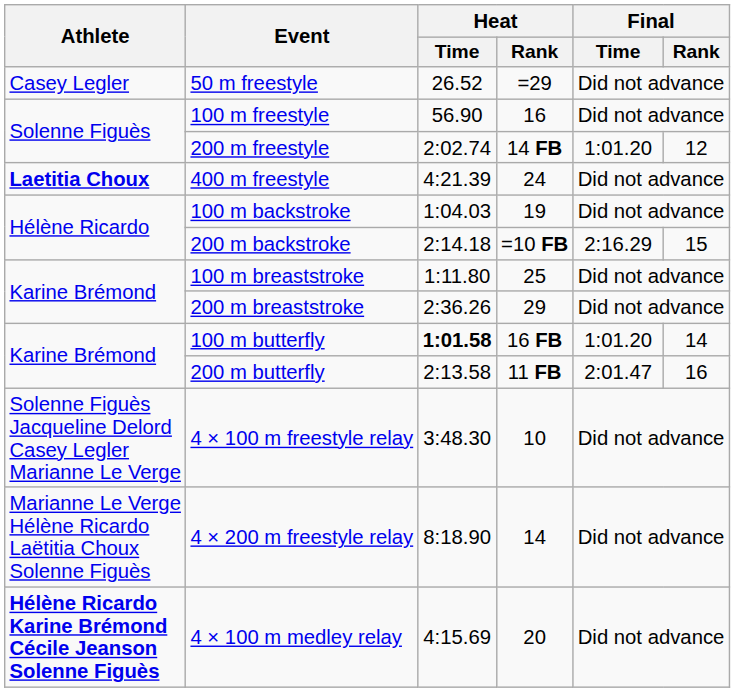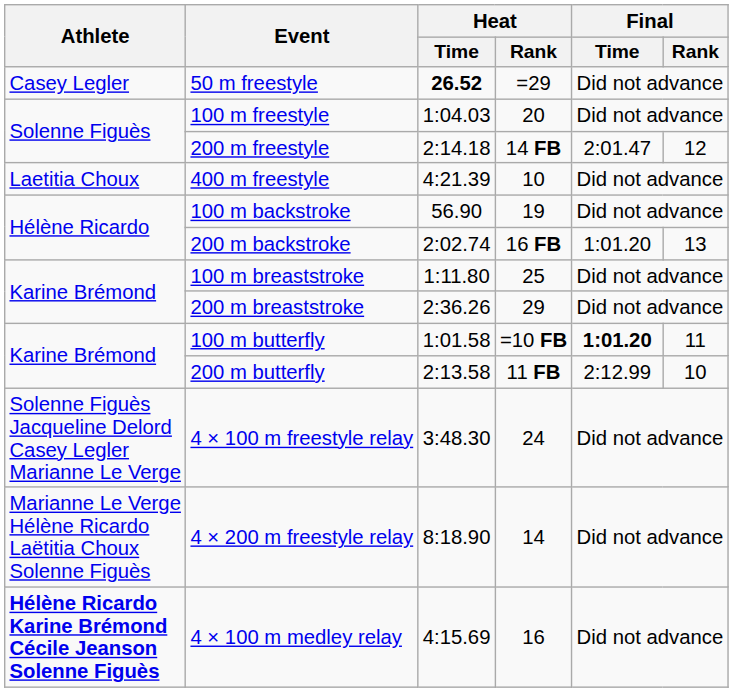(457, 83) normal -> (457, 83) bold
(457, 116) 56.90 -> (457, 116) 1:04.03
(535, 116) 16 -> (534, 116) 20
(457, 148) 2:02.74 -> (457, 148) 2:14.18
(618, 148) 1:01.20 -> (617, 148) 2:01.47
(79, 180) bold -> (74, 180) normal
(535, 180) 24 -> (534, 180) 10
(457, 212) 1:04.03 -> (457, 212) 56.90
(457, 244) 2:14.18 -> (457, 244) 2:02.74
(535, 244) =10 FB -> (534, 244) 16 FB
(618, 244) 2:16.29 -> (617, 244) 1:01.20
(696, 244) 15 -> (695, 244) 13
(457, 340) bold -> (457, 340) normal
(535, 340) 16 FB -> (534, 340) =10 FB
(618, 340) normal -> (617, 340) bold
(696, 340) 14 -> (695, 340) 11
(618, 372) 2:01.47 -> (617, 372) 2:12.99
(696, 372) 16 -> (695, 372) 10
(535, 438) 10 -> (534, 438) 24
(535, 638) 20 -> (534, 638) 16
